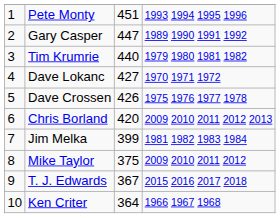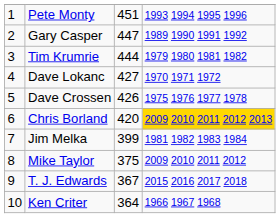(128, 56) 440 -> (128, 56) 444
(208, 119) no background -> (208, 119) gold background
